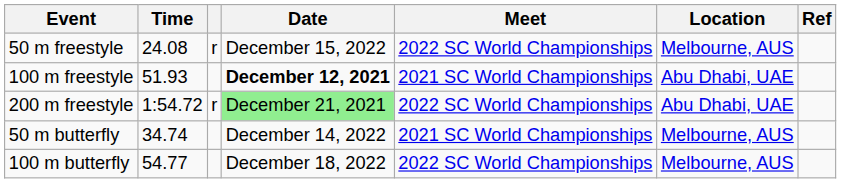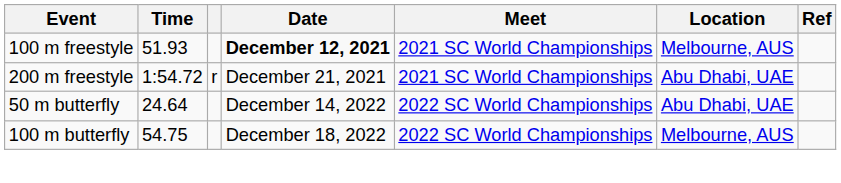- row: (66, 47)
(727, 76) Abu Dhabi, UAE -> (727, 47) Melbourne, AUS
(306, 105) lightgreen background -> (306, 76) no background
(525, 105) 2022 SC World Championships -> (525, 76) 2021 SC World Championships
(165, 134) 34.74 -> (165, 105) 24.64
(525, 134) 2021 SC World Championships -> (525, 105) 2022 SC World Championships
(727, 134) Melbourne, AUS -> (727, 105) Abu Dhabi, UAE
(165, 163) 54.77 -> (165, 134) 54.75
